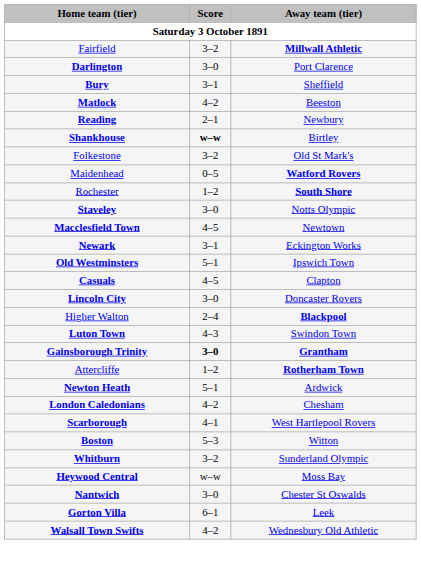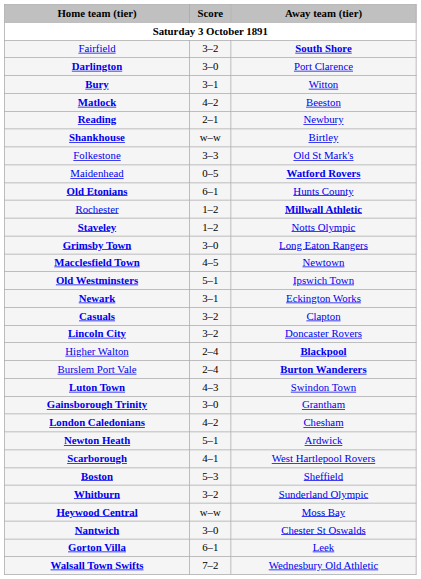(323, 49) Millwall Athletic -> (323, 49) South Shore
(323, 85) Sheffield -> (323, 85) Witton
(210, 138) bold -> (210, 138) normal
(210, 156) 3–2 -> (210, 156) 3–3
+ row: (97, 191)
(323, 191) South Shore -> (323, 209) Millwall Athletic
(210, 209) 3–0 -> (210, 227) 1–2
+ row: (97, 245)
rows swapped: (97, 263) <-> (97, 245)
(210, 280) 4–5 -> (210, 316) 3–2
(210, 298) 3–0 -> (210, 334) 3–2
+ row: (97, 370)
(210, 352) bold -> (210, 405) normal
(323, 352) bold -> (323, 405) normal
- row: (97, 370)
rows swapped: (97, 405) <-> (97, 387)
(323, 441) Witton -> (323, 476) Sheffield
(210, 530) 4–2 -> (210, 565) 7–2
